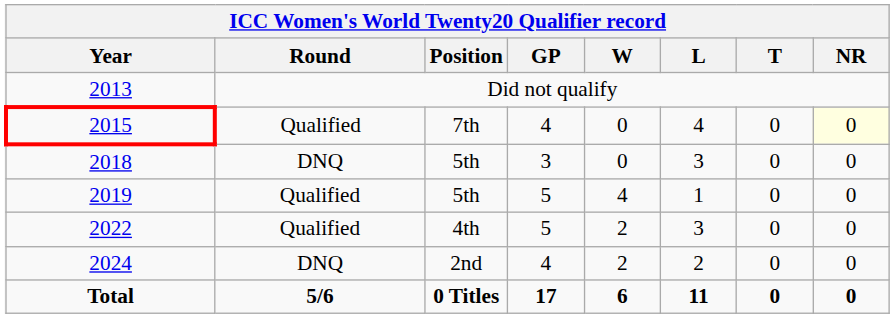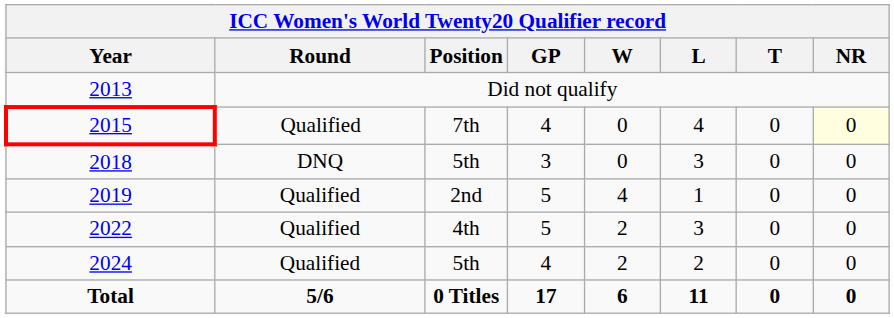(466, 195) 5th -> (466, 195) 2nd
(320, 262) DNQ -> (320, 262) Qualified
(466, 262) 2nd -> (466, 262) 5th
